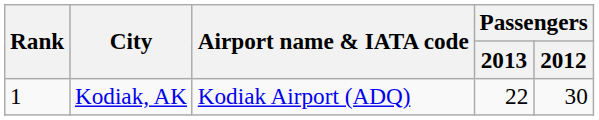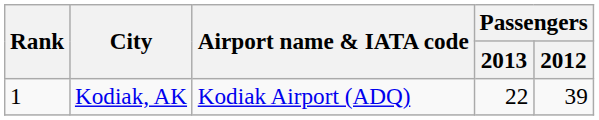(576, 96) 30 -> (576, 96) 39
